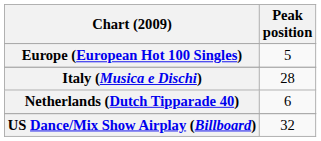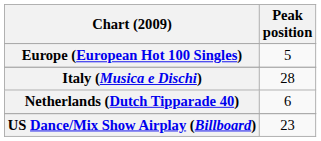(288, 124) 32 -> (288, 124) 23
